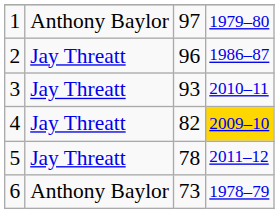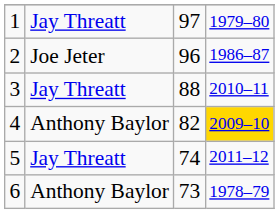(100, 21) Anthony Baylor -> (78, 21) Jay Threatt
(78, 55) Jay Threatt -> (67, 55) Joe Jeter
(190, 89) 93 -> (190, 89) 88
(78, 123) Jay Threatt -> (100, 123) Anthony Baylor
(190, 157) 78 -> (190, 157) 74
